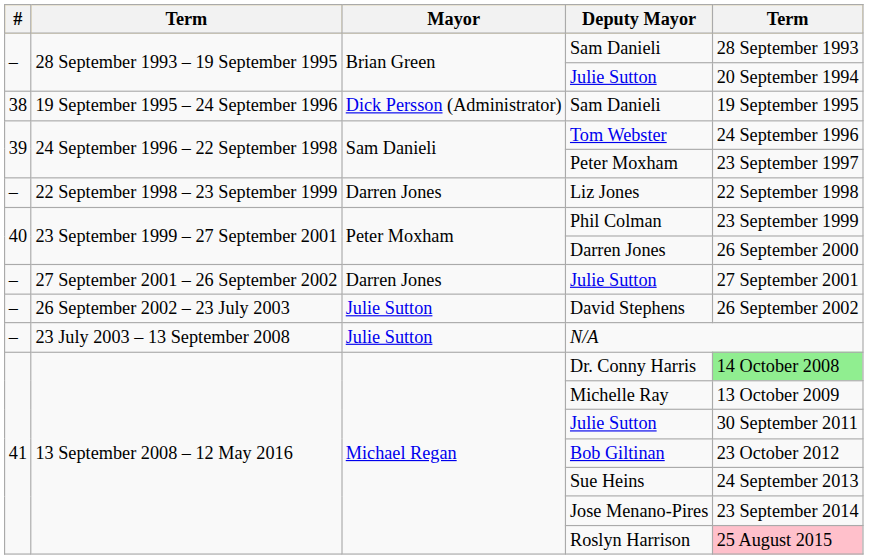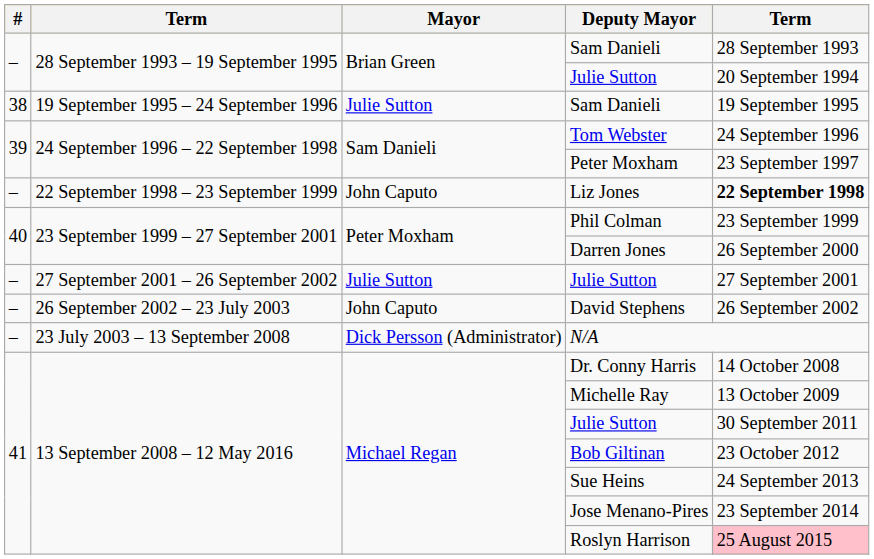(454, 105) Dick Persson (Administrator) -> (389, 105) Julie Sutton
(394, 192) Darren Jones -> (392, 192) John Caputo
(788, 192) normal -> (790, 192) bold
(394, 279) Darren Jones -> (389, 279) Julie Sutton
(389, 308) Julie Sutton -> (392, 308) John Caputo
(389, 337) Julie Sutton -> (454, 337) Dick Persson (Administrator)
(778, 366) lightgreen background -> (778, 366) no background
